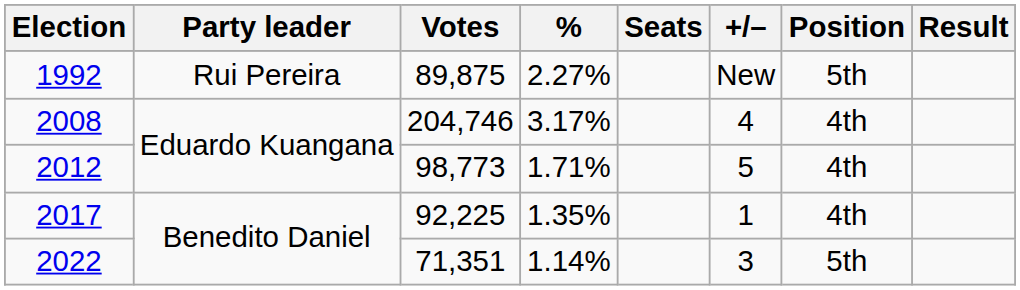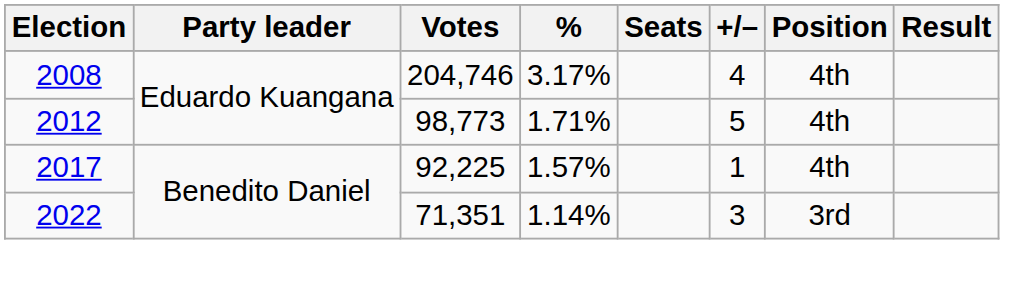- row: (69, 74)
(569, 214) 1.35% -> (569, 167) 1.57%
(847, 261) 5th -> (830, 214) 3rd
